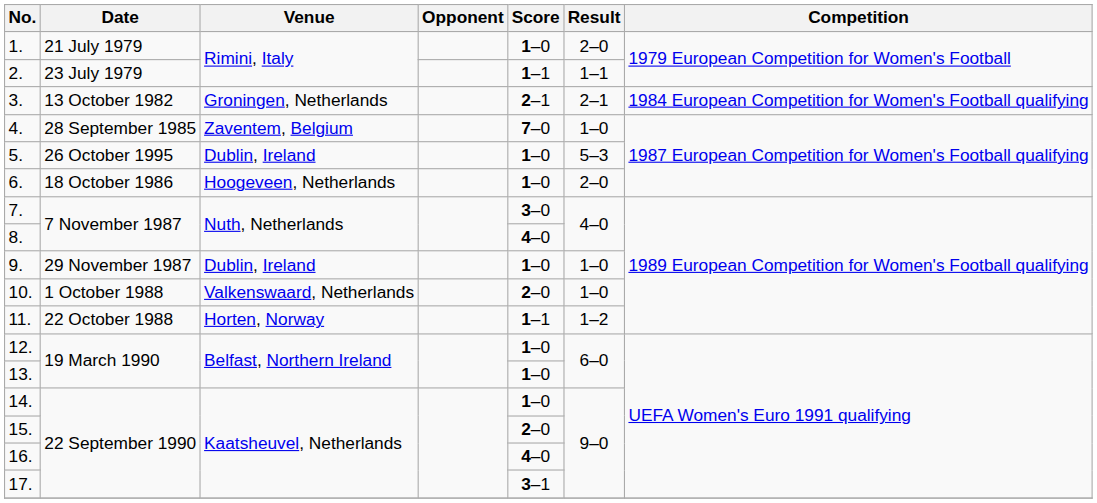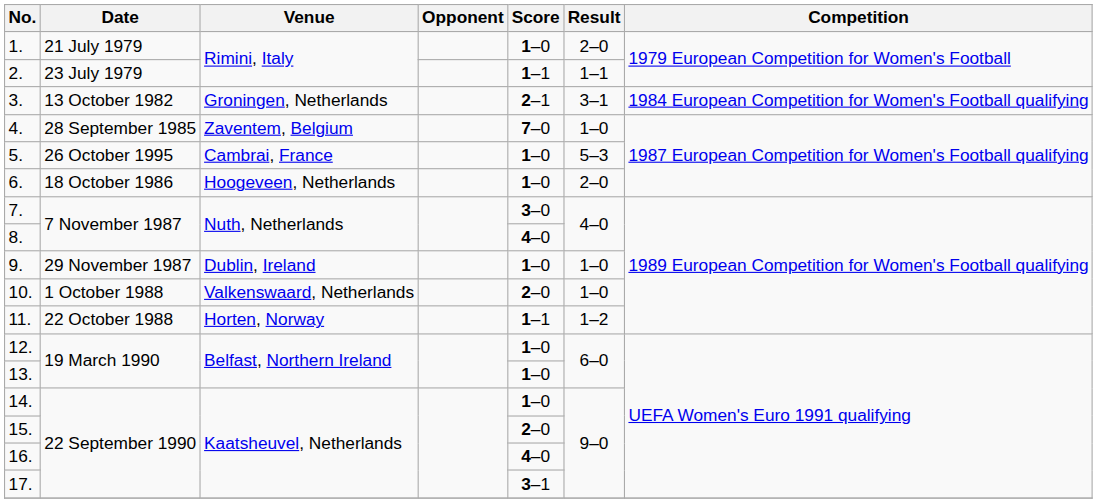(594, 100) 2–1 -> (594, 100) 3–1
(260, 155) Dublin, Ireland -> (268, 155) Cambrai, France
